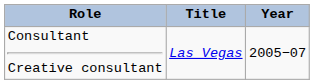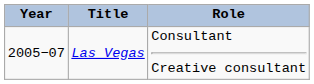columns swapped: (278, 16) <-> (85, 16)
